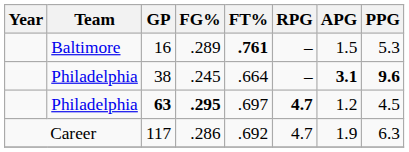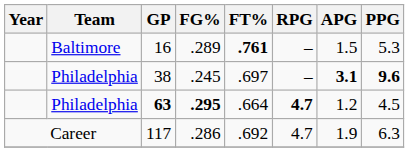(253, 76) .664 -> (253, 76) .697
(253, 104) .697 -> (253, 104) .664
